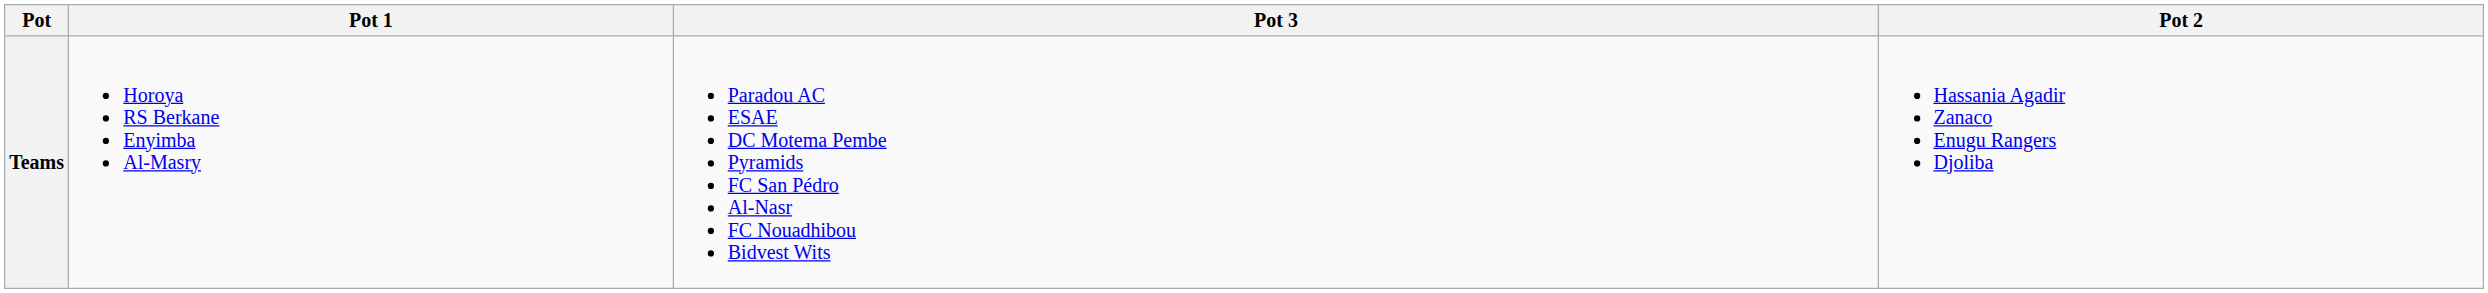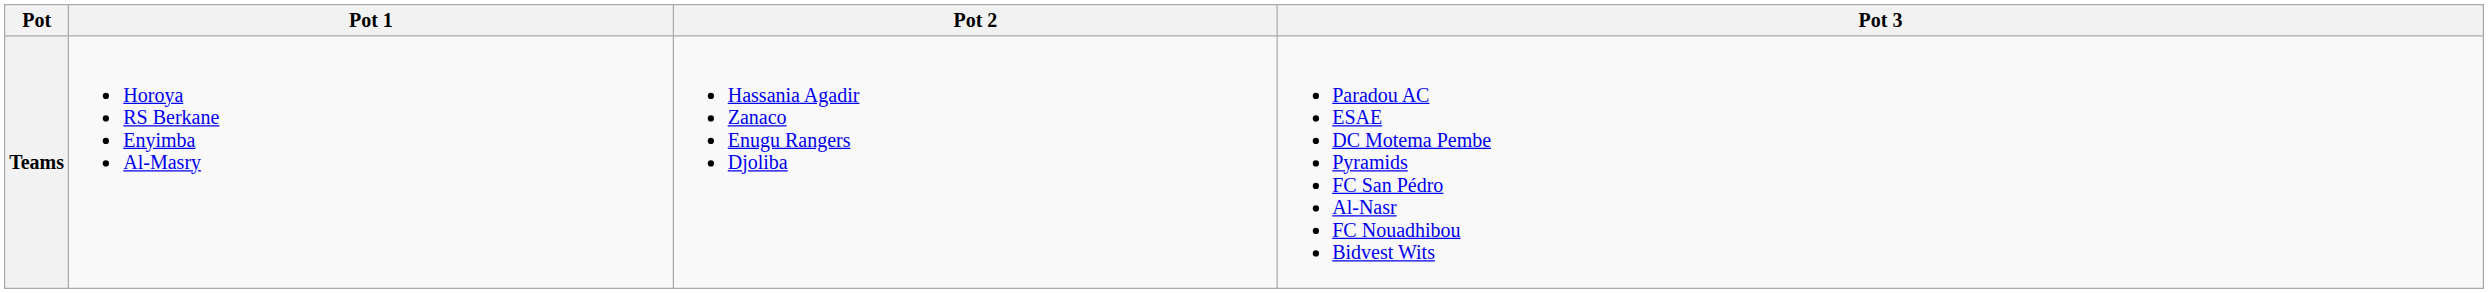columns swapped: (2181, 20) <-> (1276, 20)
